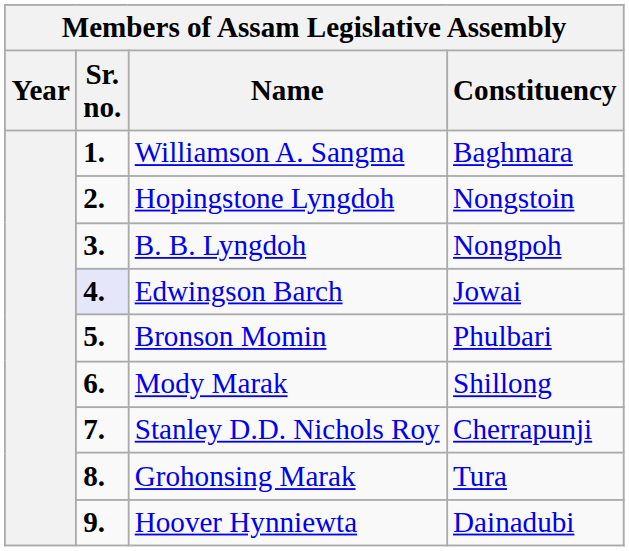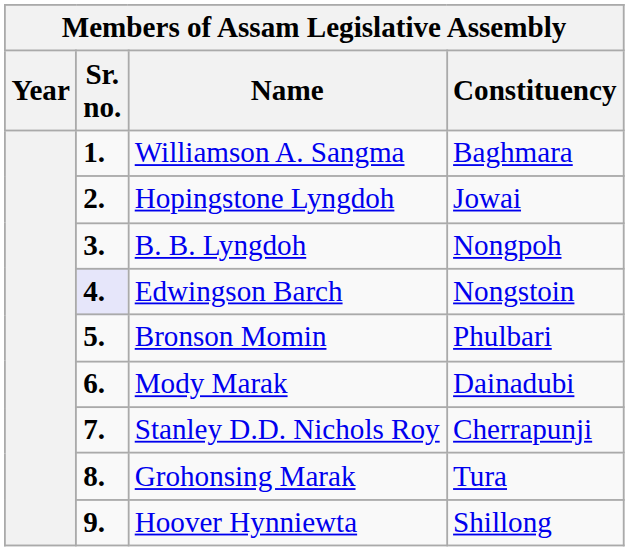(514, 198) Nongstoin -> (487, 198) Jowai
(487, 291) Jowai -> (514, 291) Nongstoin
(502, 383) Shillong -> (514, 383) Dainadubi
(514, 522) Dainadubi -> (502, 522) Shillong
